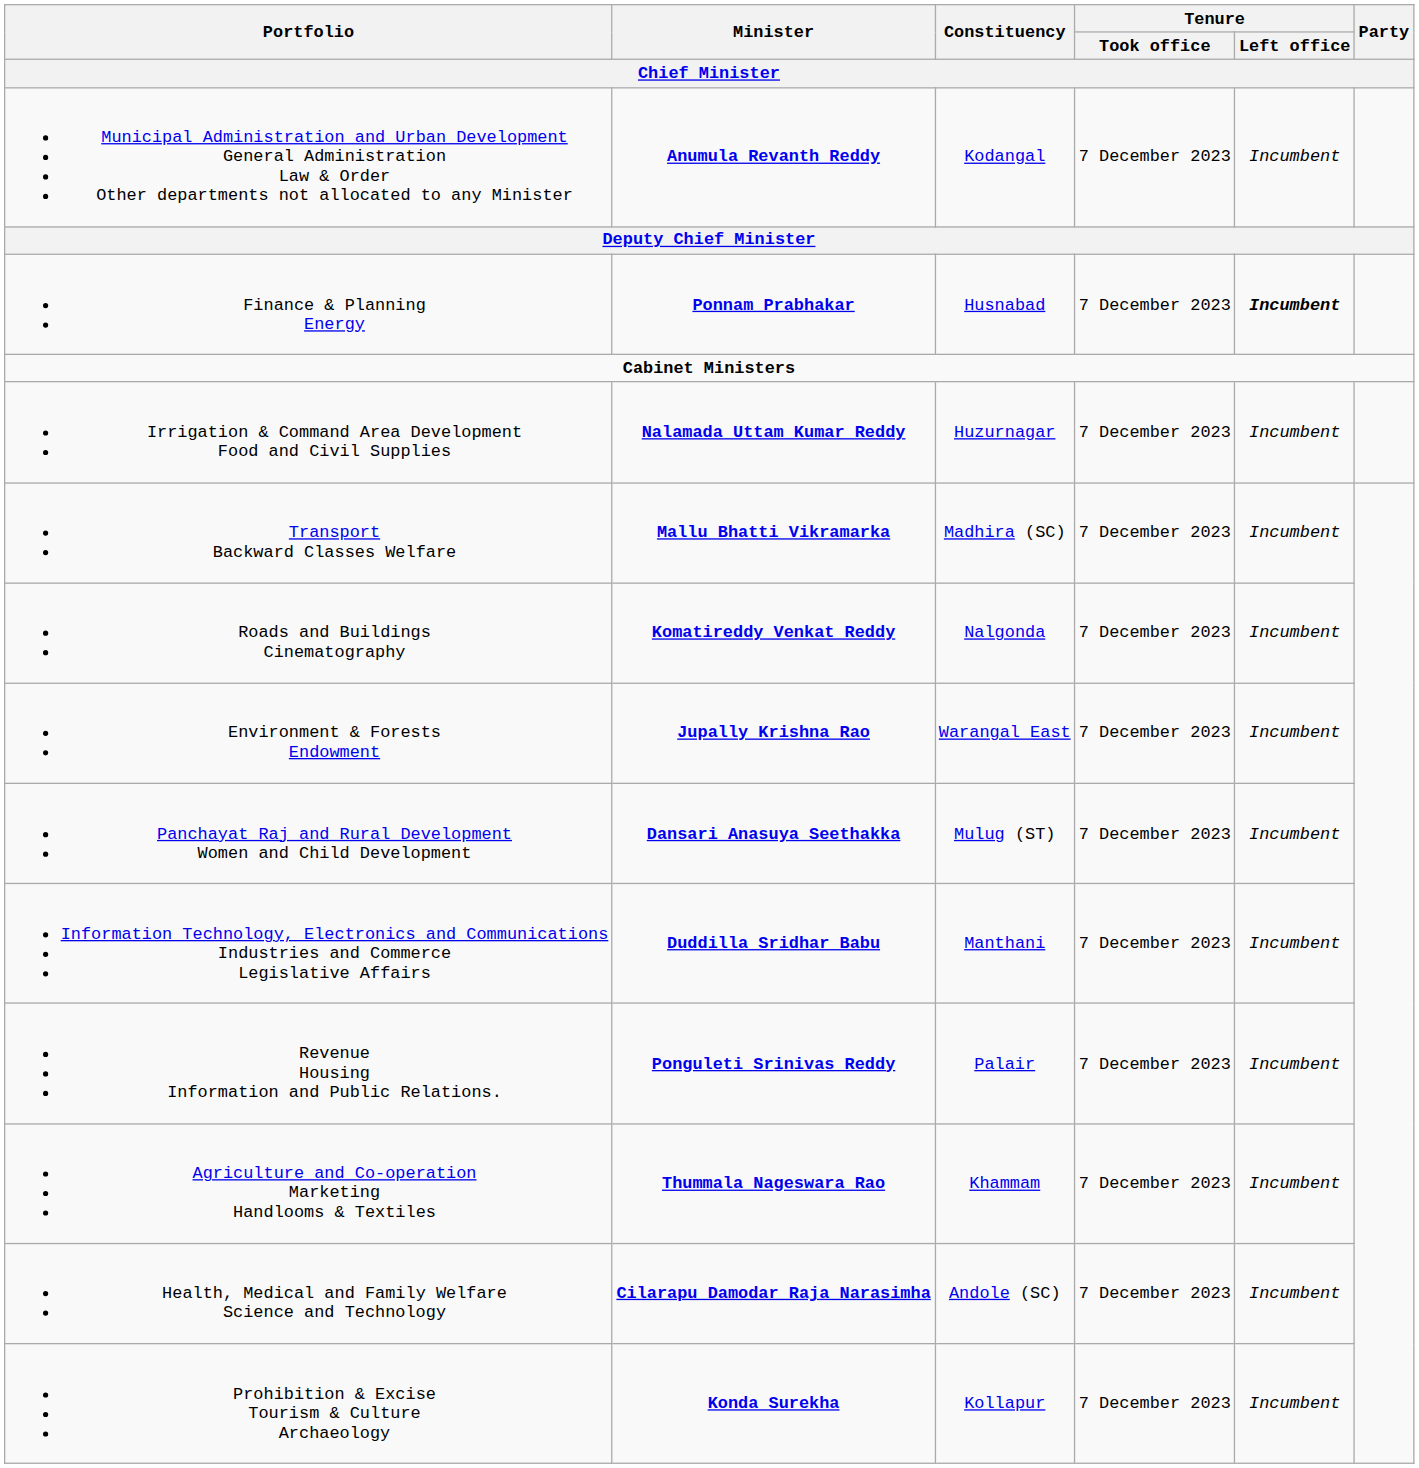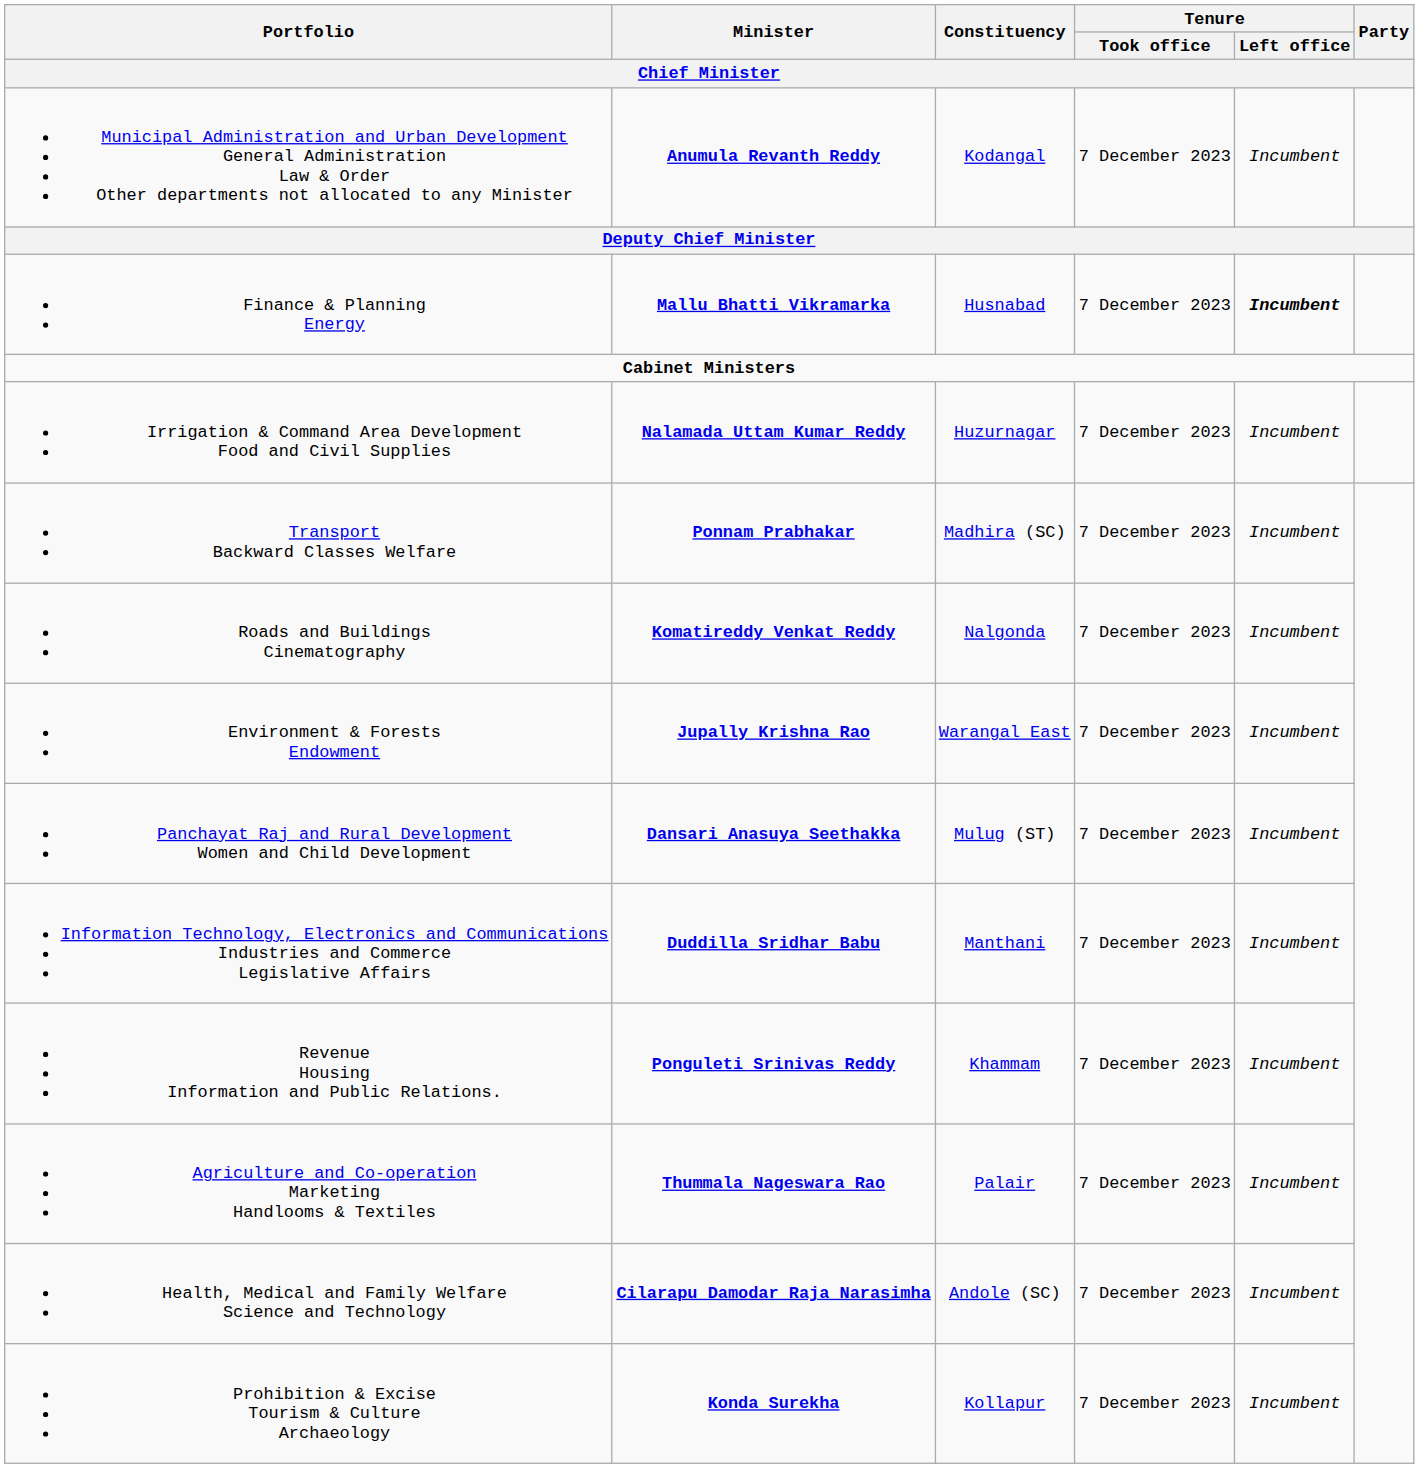(774, 304) Ponnam Prabhakar -> (774, 304) Mallu Bhatti Vikramarka
(774, 533) Mallu Bhatti Vikramarka -> (774, 533) Ponnam Prabhakar
(1005, 1064) Palair -> (1005, 1064) Khammam
(1005, 1183) Khammam -> (1005, 1183) Palair
